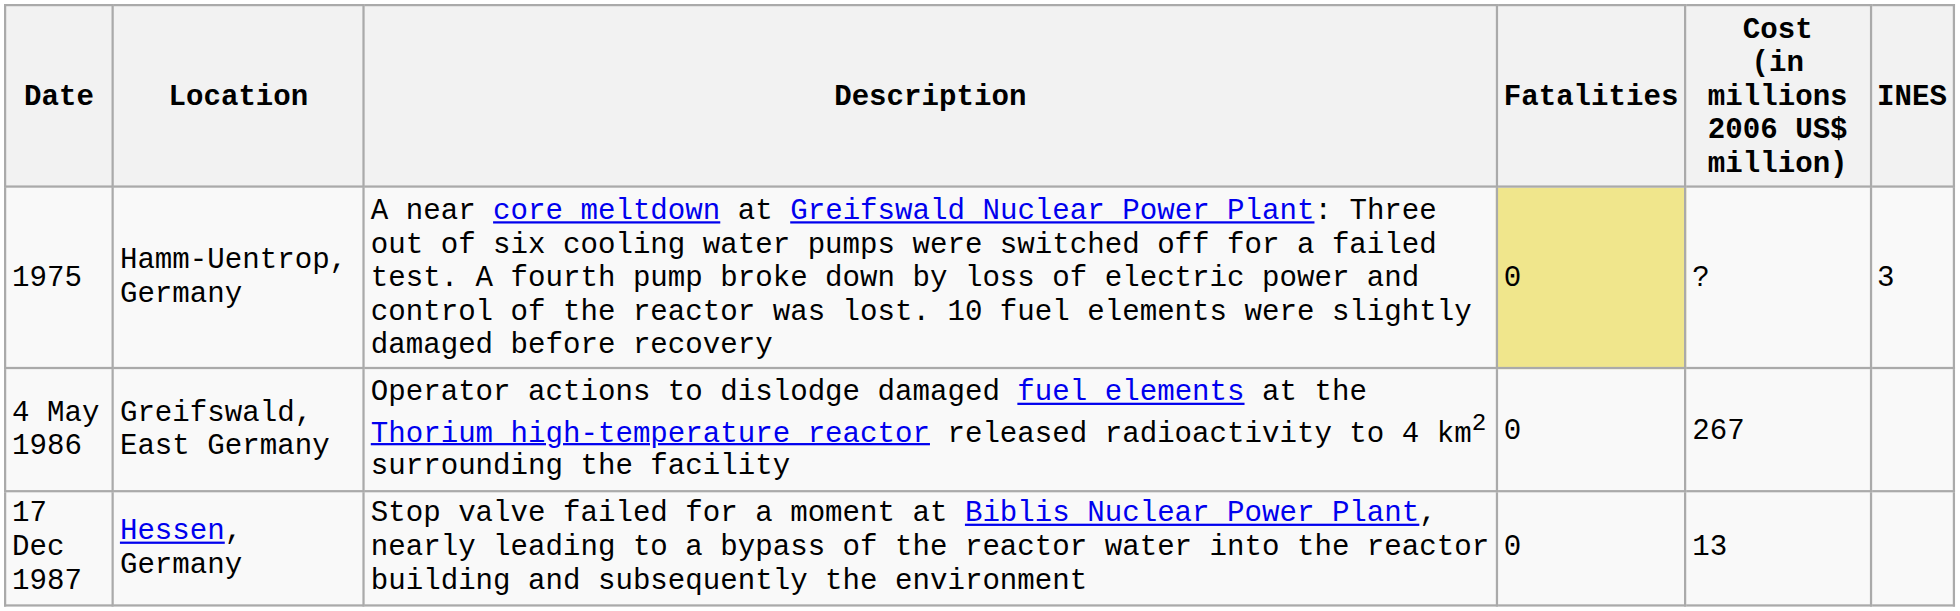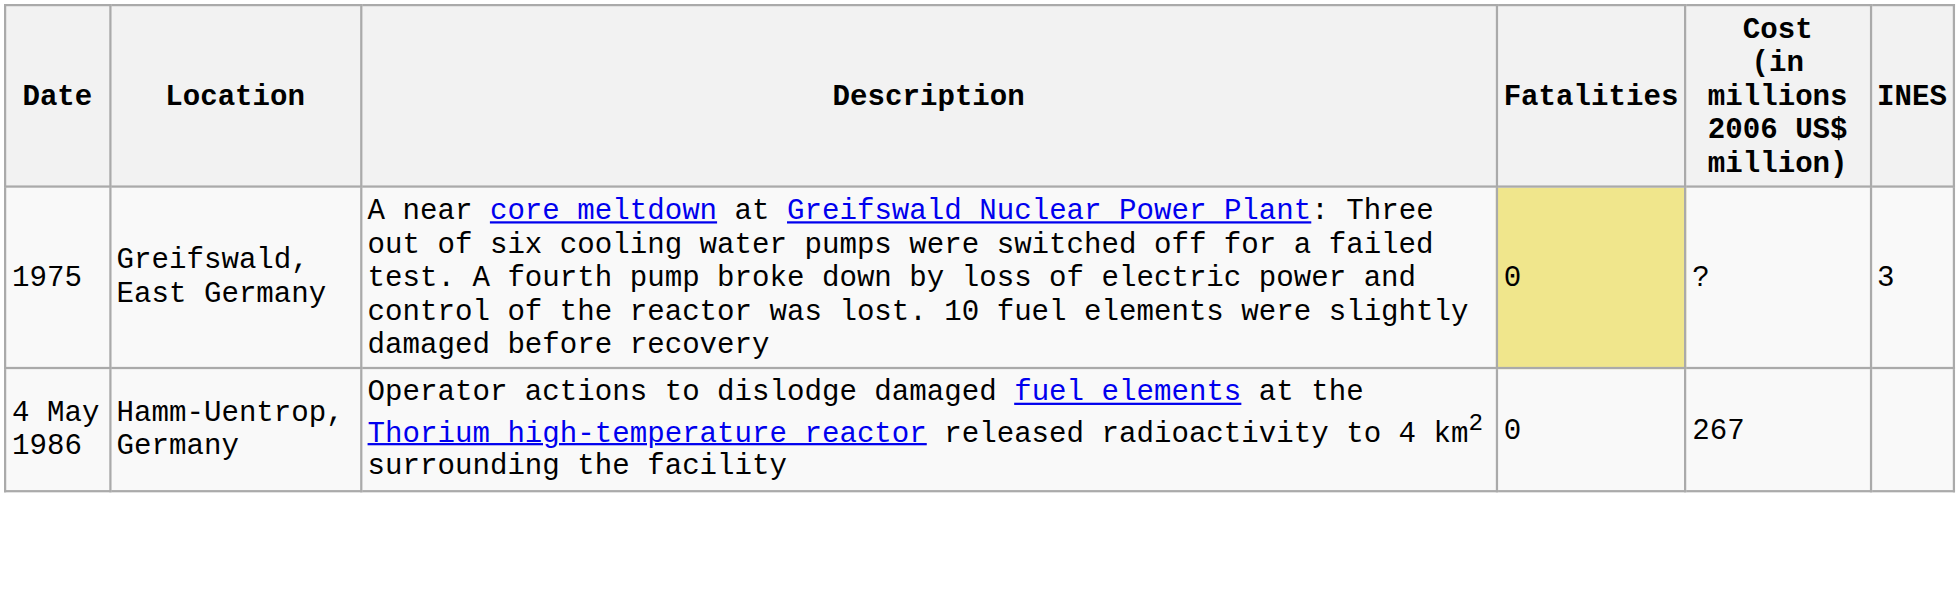(234, 278) Hamm-Uentrop, Germany -> (221, 278) Greifswald, East Germany
(225, 430) Greifswald, East Germany -> (230, 430) Hamm-Uentrop, Germany
- row: (47, 548)
